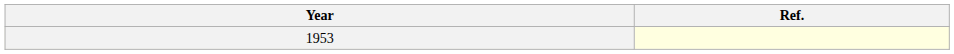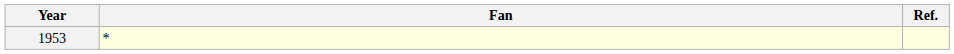+ column: (501, 15)
